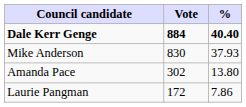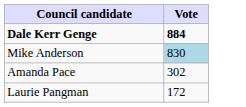- column: (225, 14)
(176, 53) no background -> (176, 53) lightblue background
